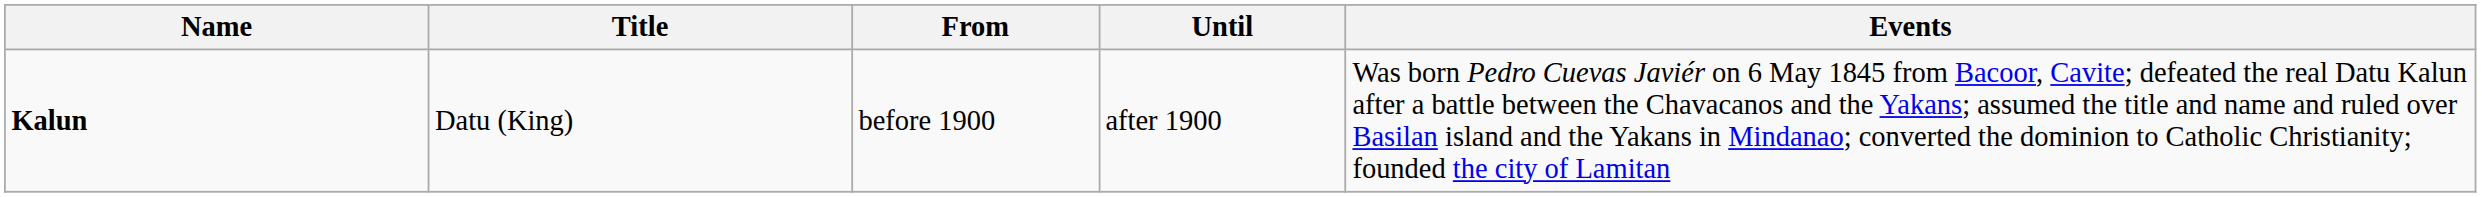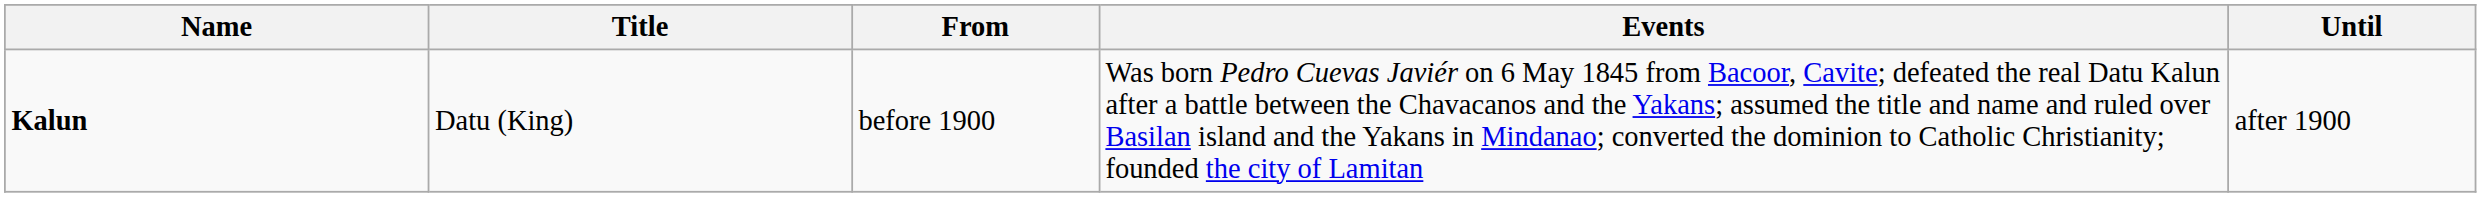columns swapped: (1222, 27) <-> (1911, 27)
